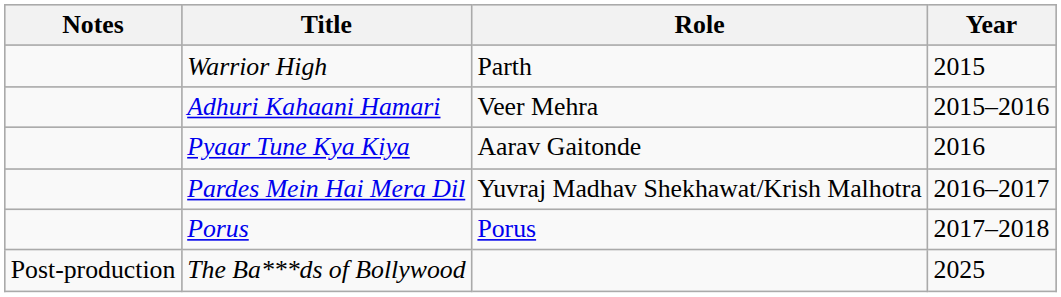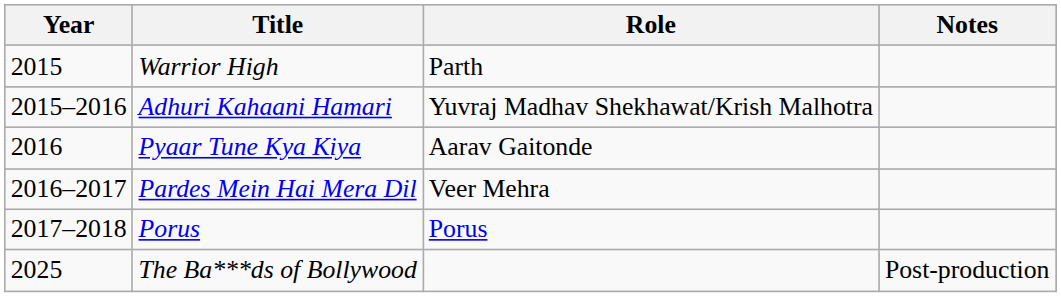columns swapped: (991, 24) <-> (93, 24)
(538, 106) Veer Mehra -> (651, 106) Yuvraj Madhav Shekhawat/Krish Malhotra
(700, 188) Yuvraj Madhav Shekhawat/Krish Malhotra -> (489, 188) Veer Mehra
